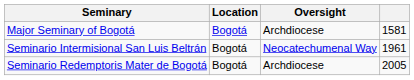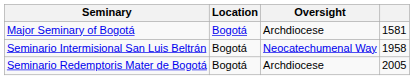(394, 48) 1961 -> (394, 48) 1958
